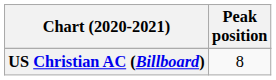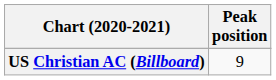(240, 61) 8 -> (240, 61) 9
